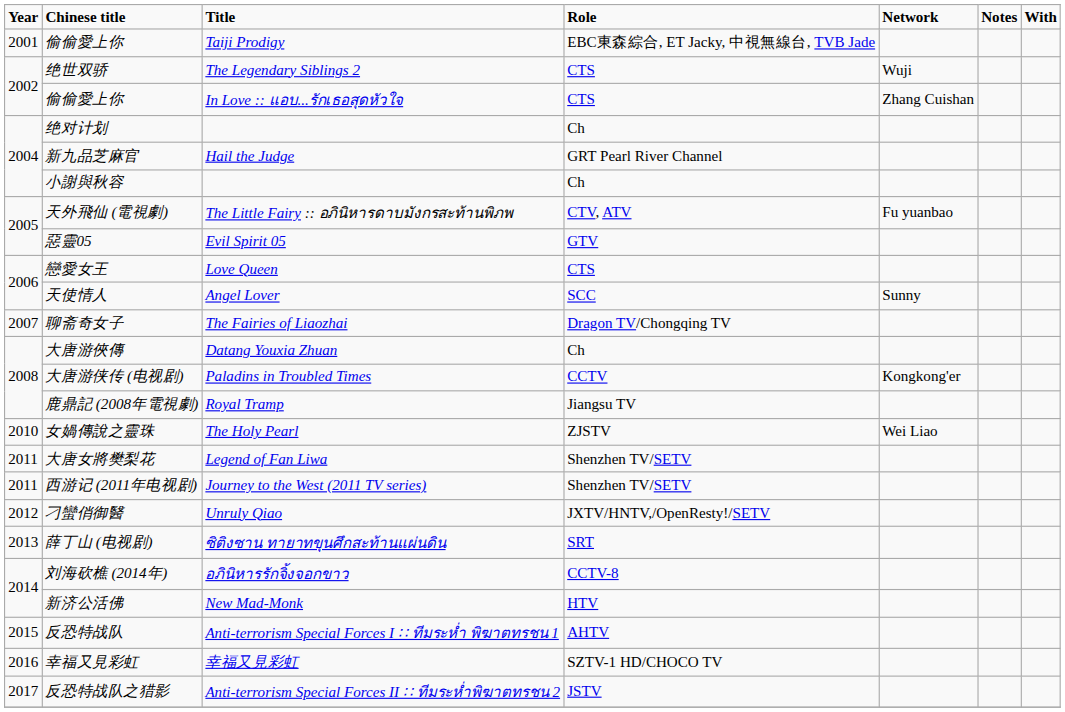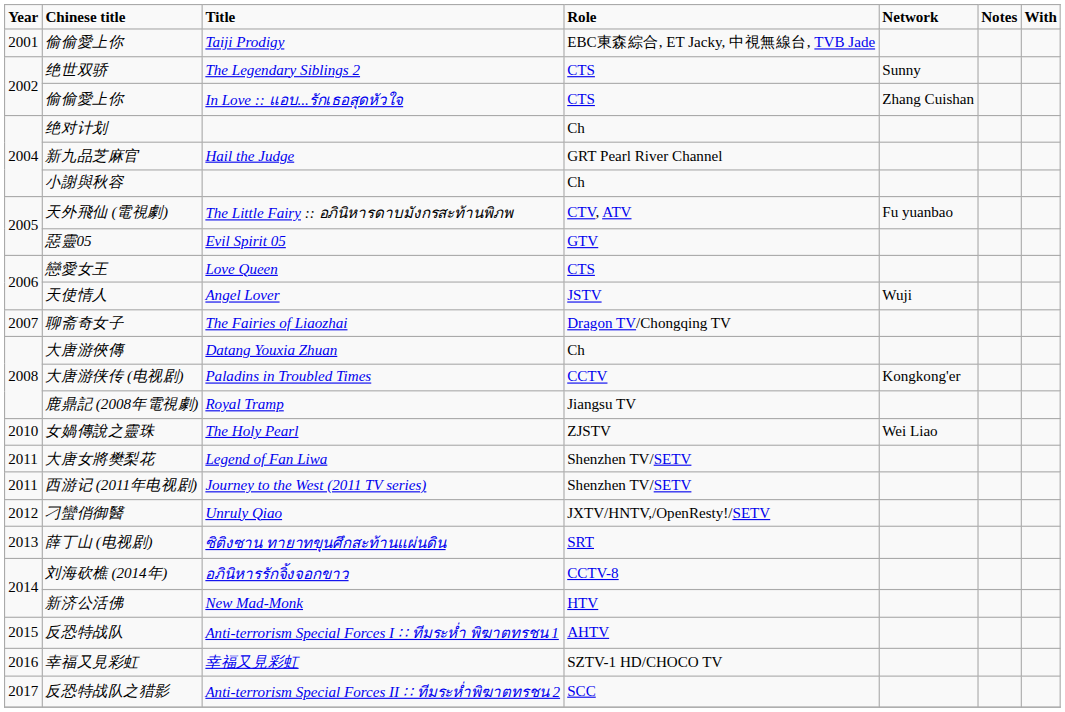(897, 69) Wuji -> (902, 69) Sunny
(581, 295) SCC -> (584, 295) JSTV
(902, 295) Sunny -> (897, 295) Wuji
(584, 690) JSTV -> (581, 690) SCC
